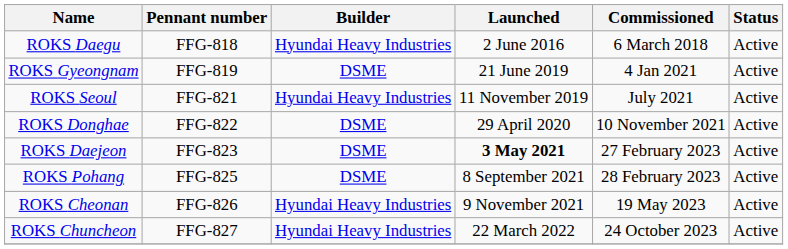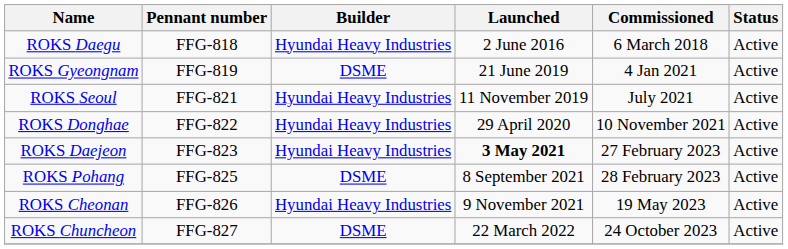(363, 124) DSME -> (363, 124) Hyundai Heavy Industries
(363, 151) DSME -> (363, 151) Hyundai Heavy Industries
(363, 230) Hyundai Heavy Industries -> (363, 230) DSME
